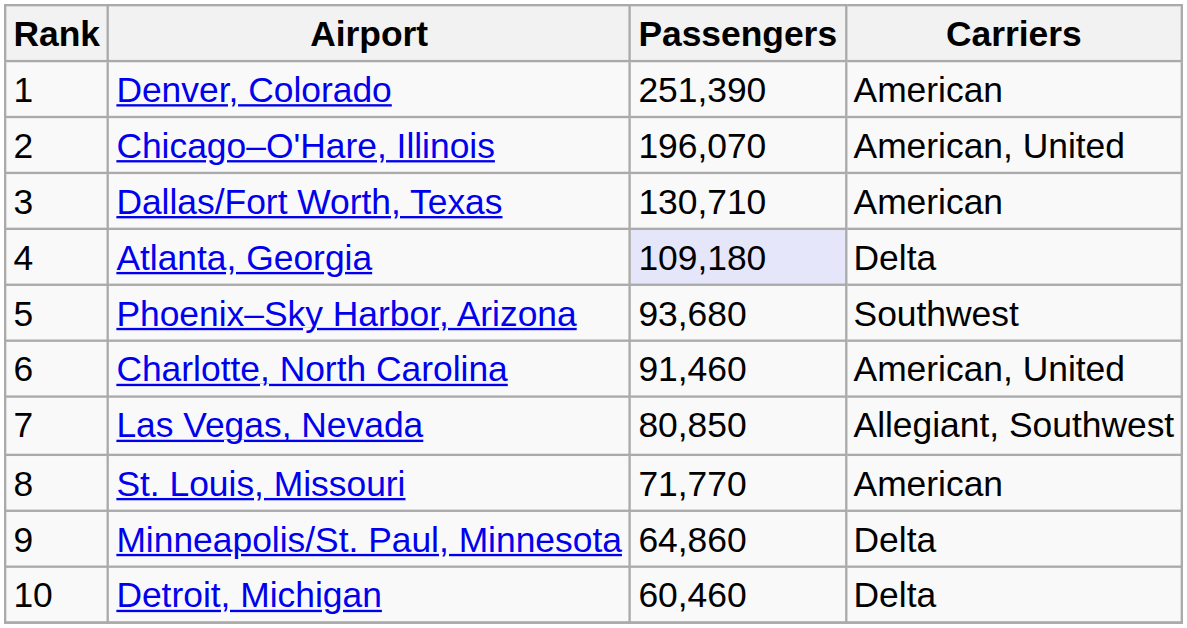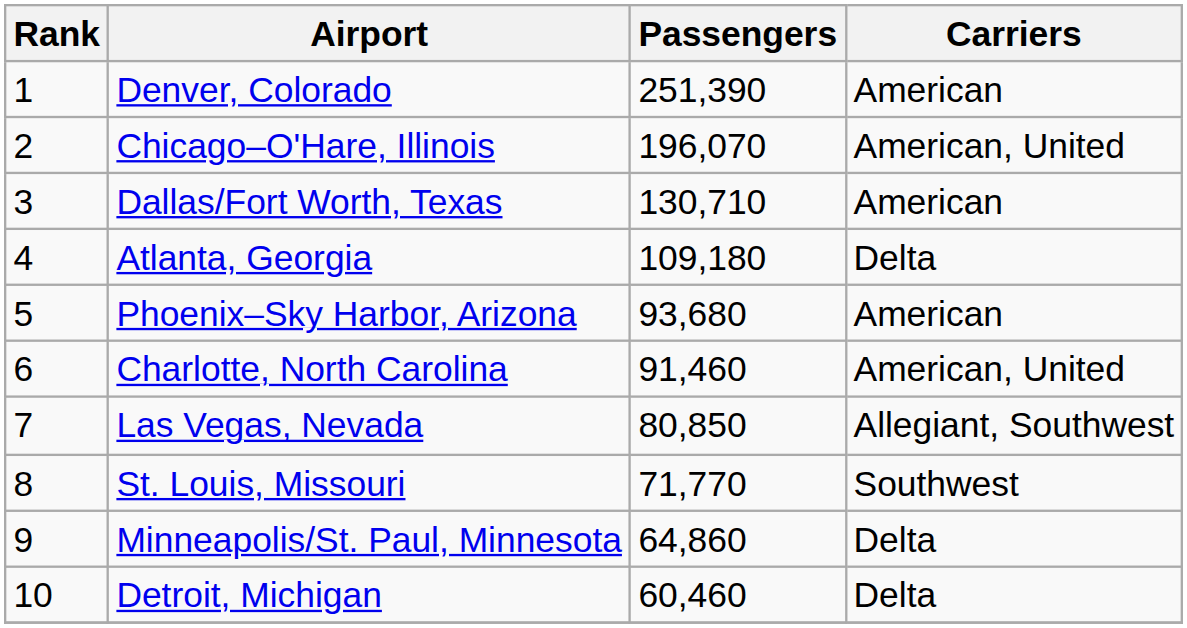(702, 258) lavender background -> (702, 258) no background
(936, 314) Southwest -> (928, 314) American
(928, 482) American -> (936, 482) Southwest
